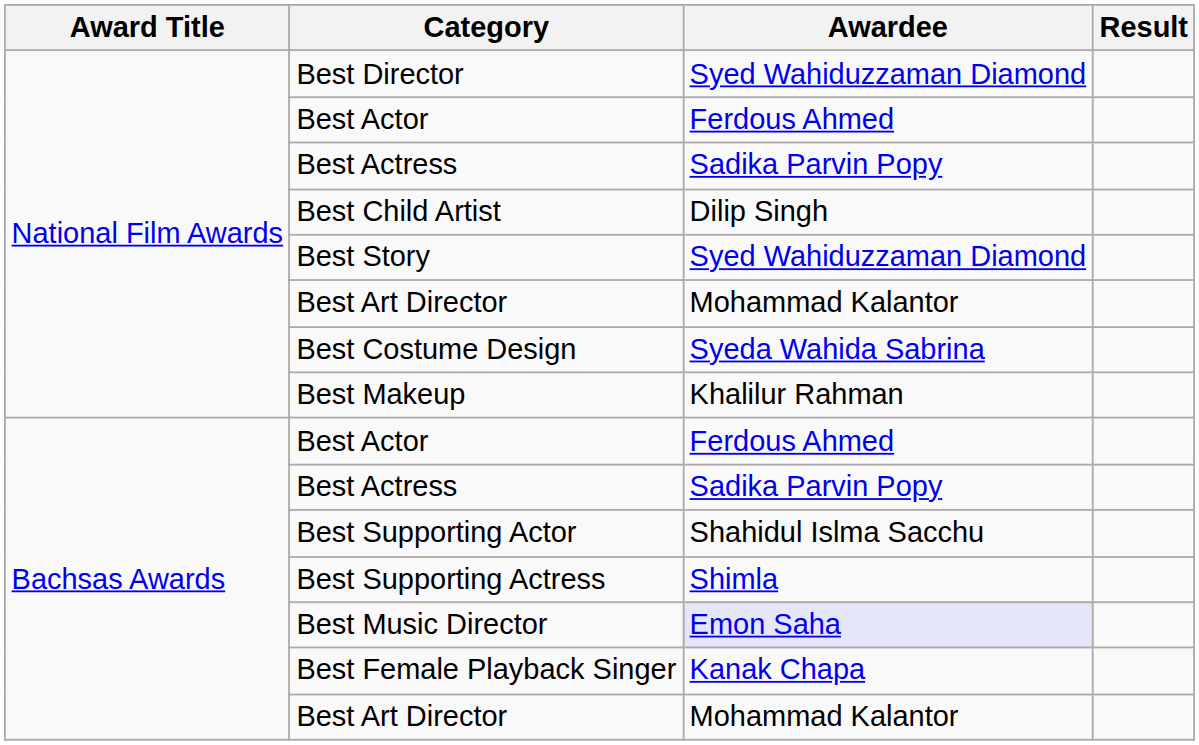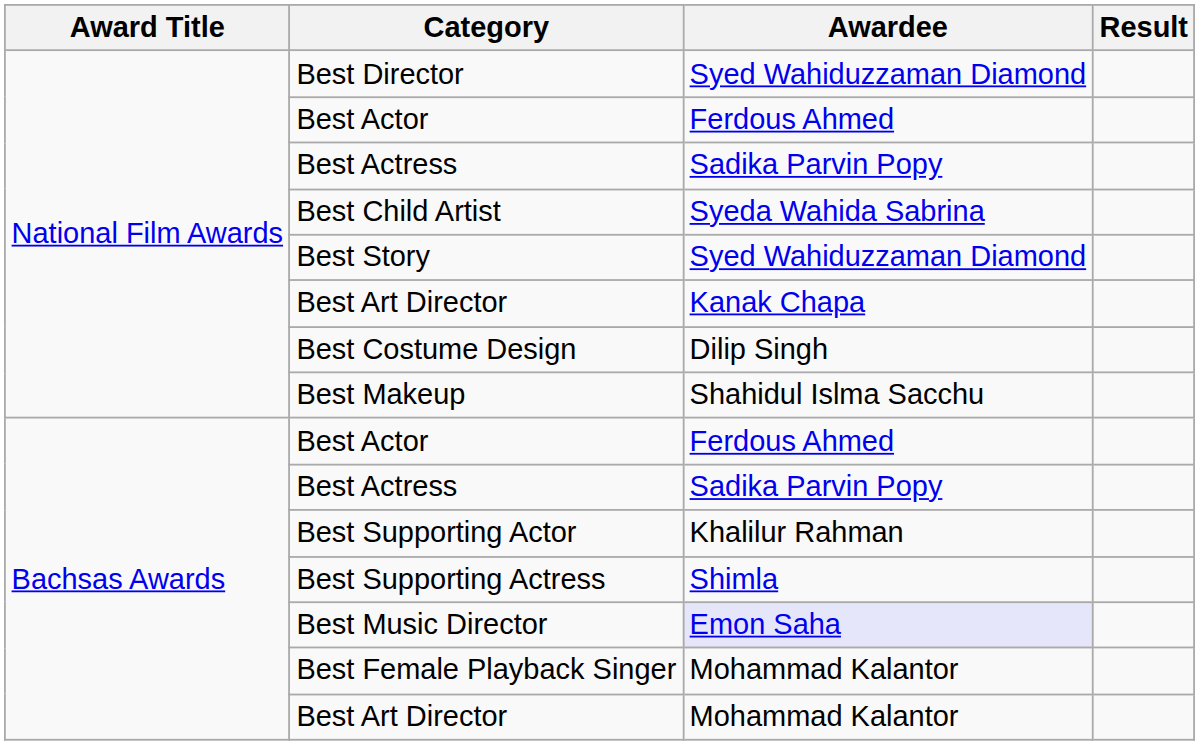(759, 211) Dilip Singh -> (837, 211) Syeda Wahida Sabrina
(824, 303) Mohammad Kalantor -> (777, 303) Kanak Chapa
(837, 348) Syeda Wahida Sabrina -> (759, 348) Dilip Singh
(797, 394) Khalilur Rahman -> (837, 394) Shahidul Islma Sacchu
(837, 532) Shahidul Islma Sacchu -> (797, 532) Khalilur Rahman
(777, 670) Kanak Chapa -> (824, 670) Mohammad Kalantor
